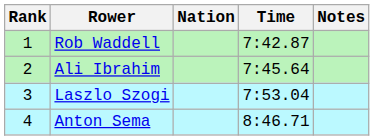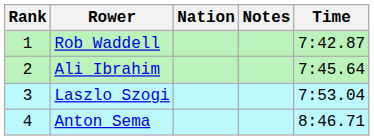columns swapped: (276, 18) <-> (341, 18)
